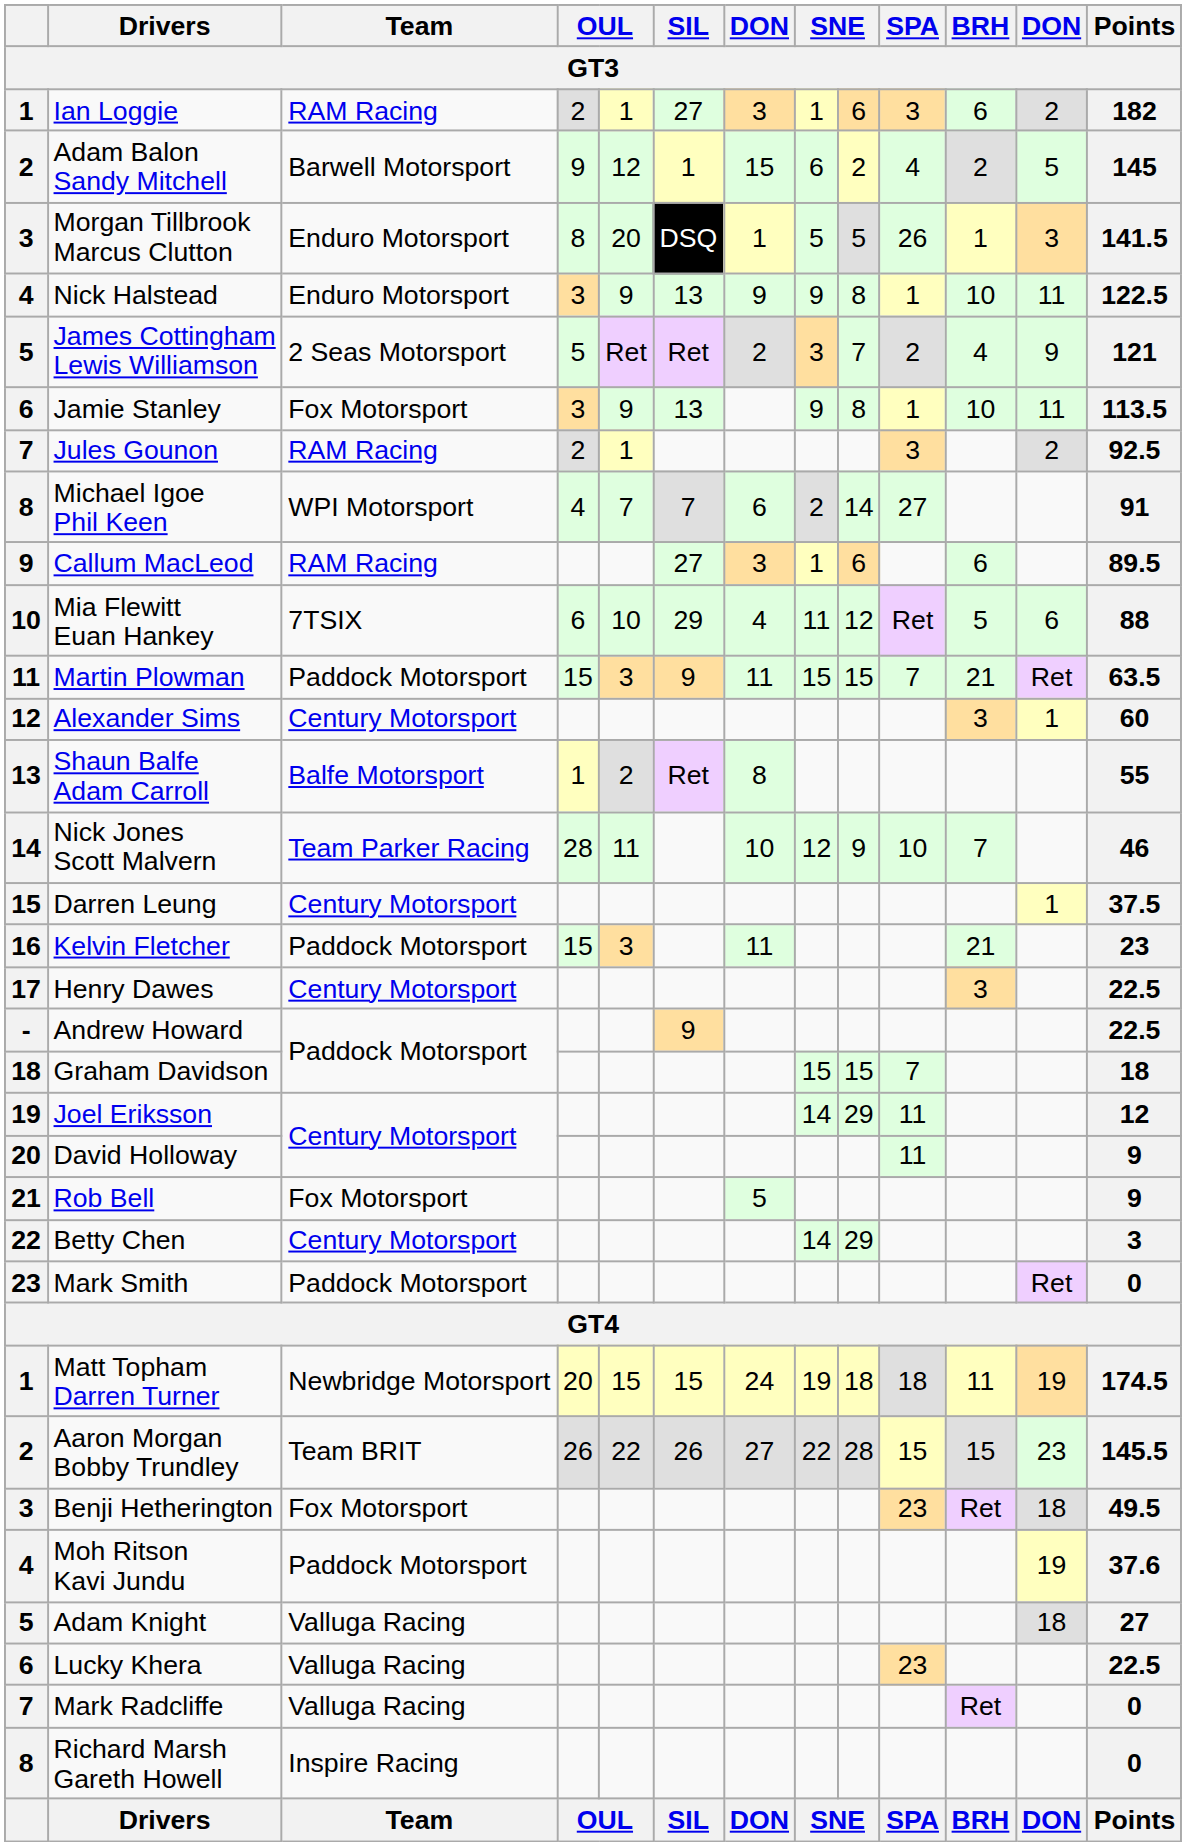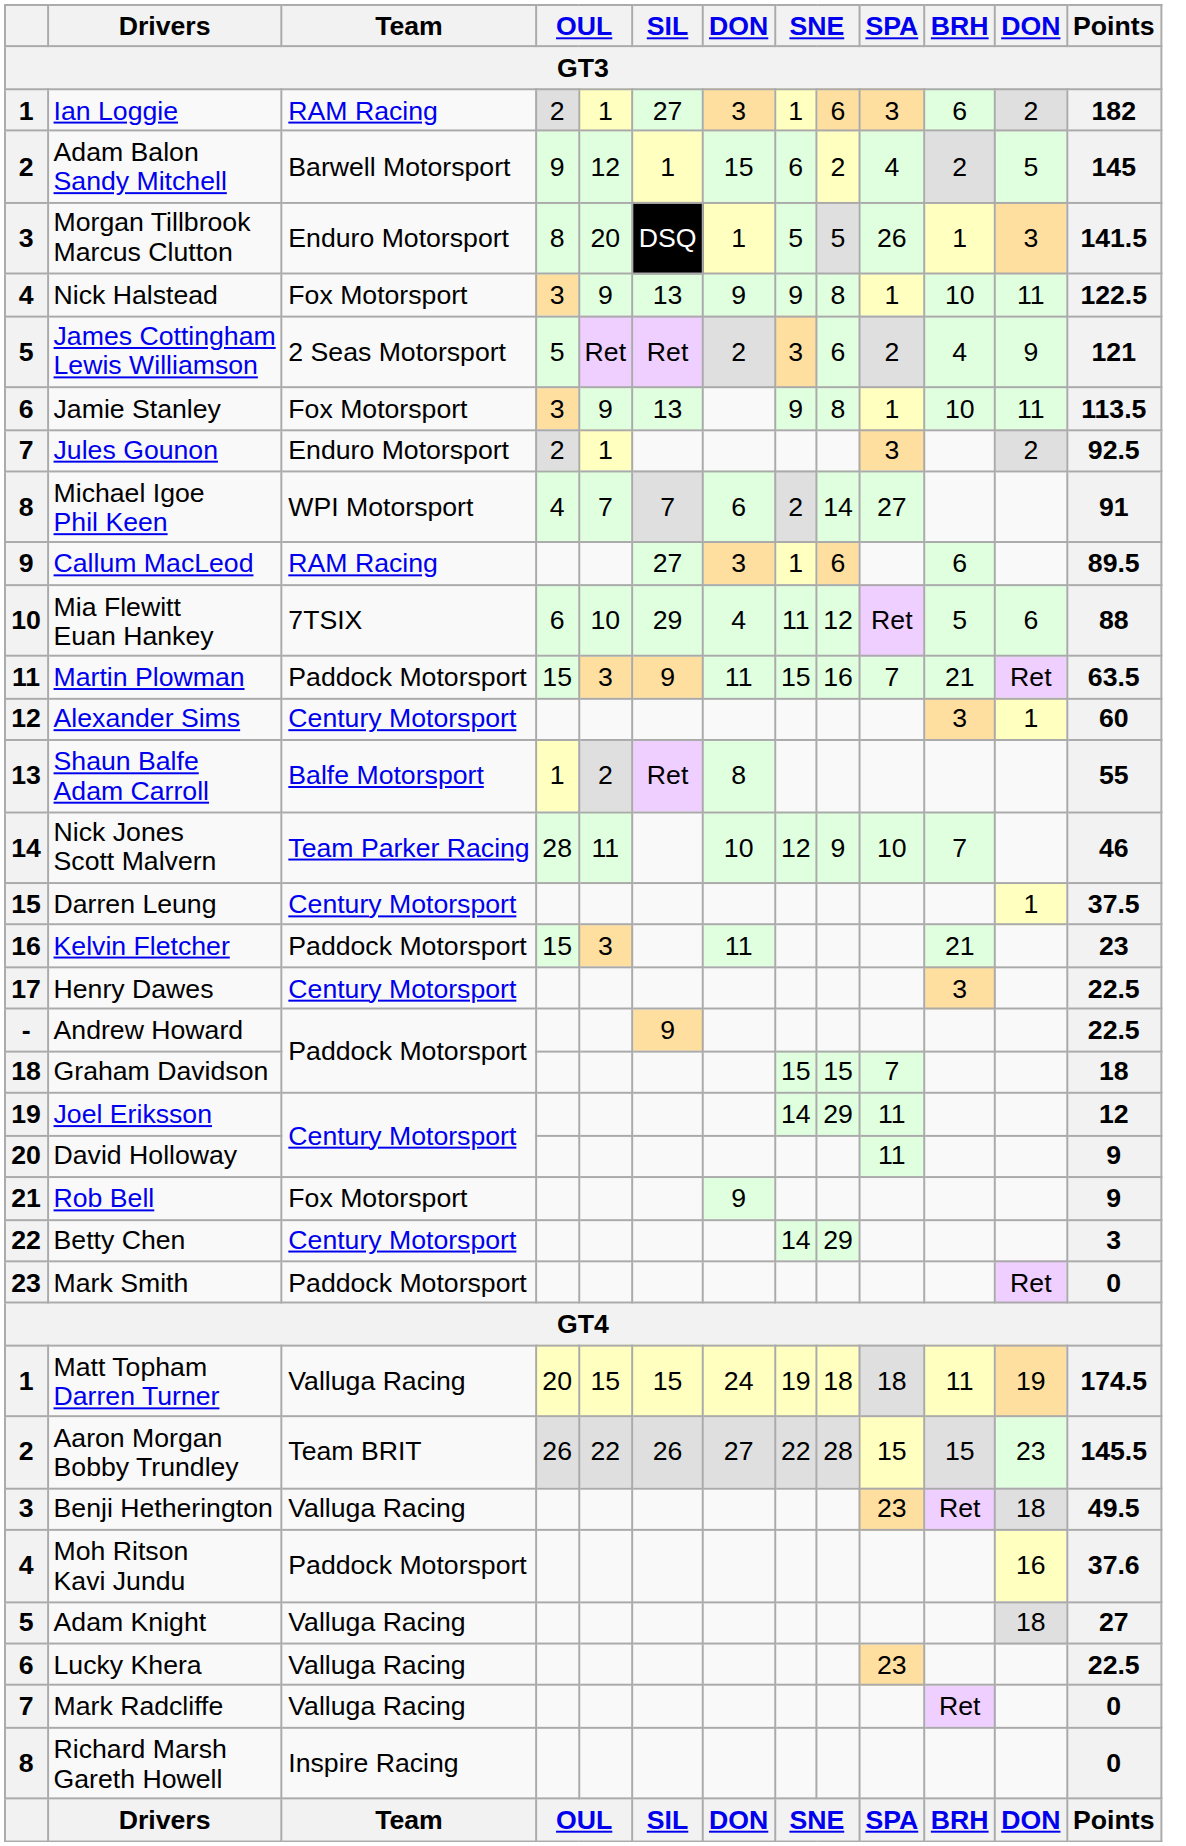(399, 294) Enduro Motorsport -> (378, 294) Fox Motorsport
(859, 351) 7 -> (838, 351) 6
(363, 450) RAM Racing -> (399, 450) Enduro Motorsport
(859, 677) 15 -> (838, 677) 16
(759, 1198) 5 -> (739, 1198) 9
(419, 1381) Newbridge Motorsport -> (377, 1381) Valluga Racing
(378, 1509) Fox Motorsport -> (377, 1509) Valluga Racing
(1052, 1565) 19 -> (1031, 1565) 16
